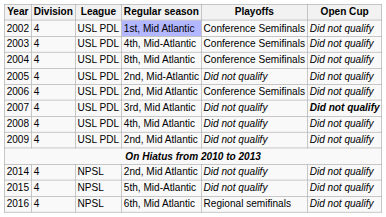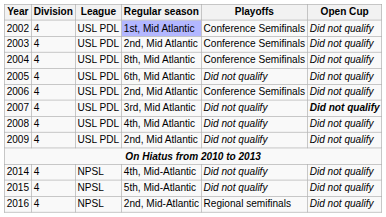(160, 44) 4th, Mid-Atlantic -> (161, 44) 2nd, Mid Atlantic
(161, 76) 2nd, Mid-Atlantic -> (159, 76) 6th, Mid Atlantic
(161, 172) 2nd, Mid Atlantic -> (160, 172) 4th, Mid-Atlantic
(159, 204) 6th, Mid Atlantic -> (161, 204) 2nd, Mid-Atlantic
